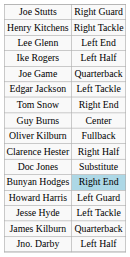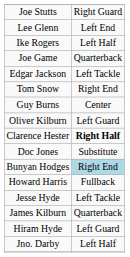- row: (38, 27)
(99, 136) Fullback -> (98, 120) Left Guard
(99, 151) normal -> (98, 136) bold
(99, 197) Left Guard -> (98, 182) Fullback
+ row: (38, 228)
